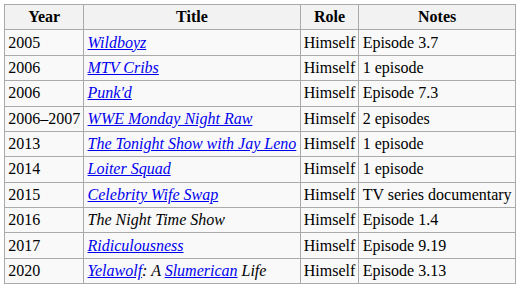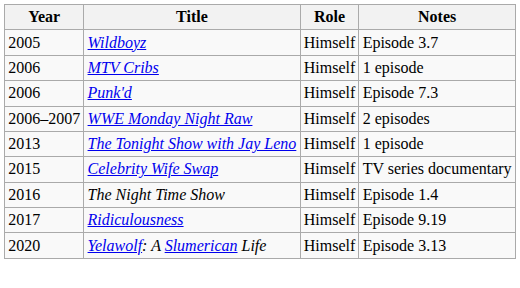- row: (129, 169)
